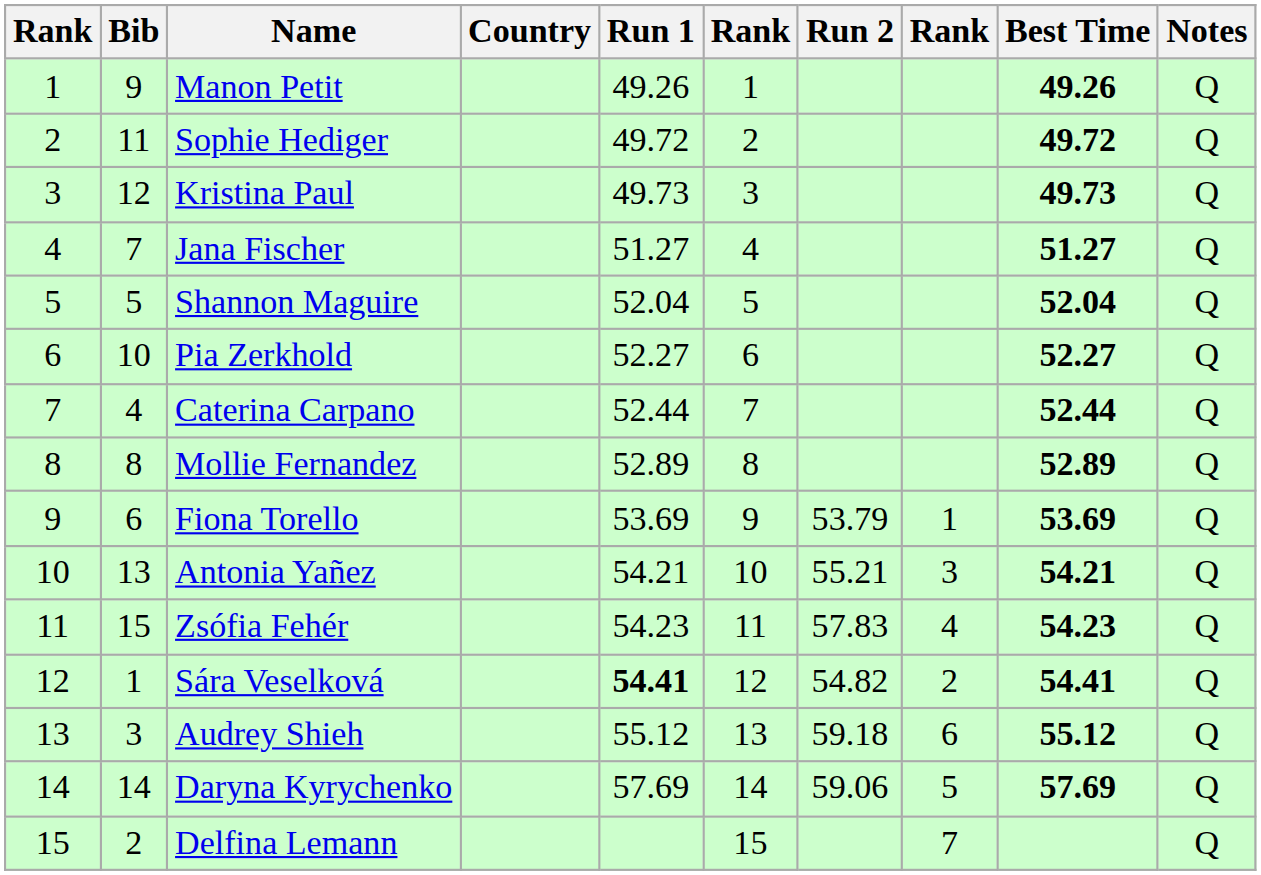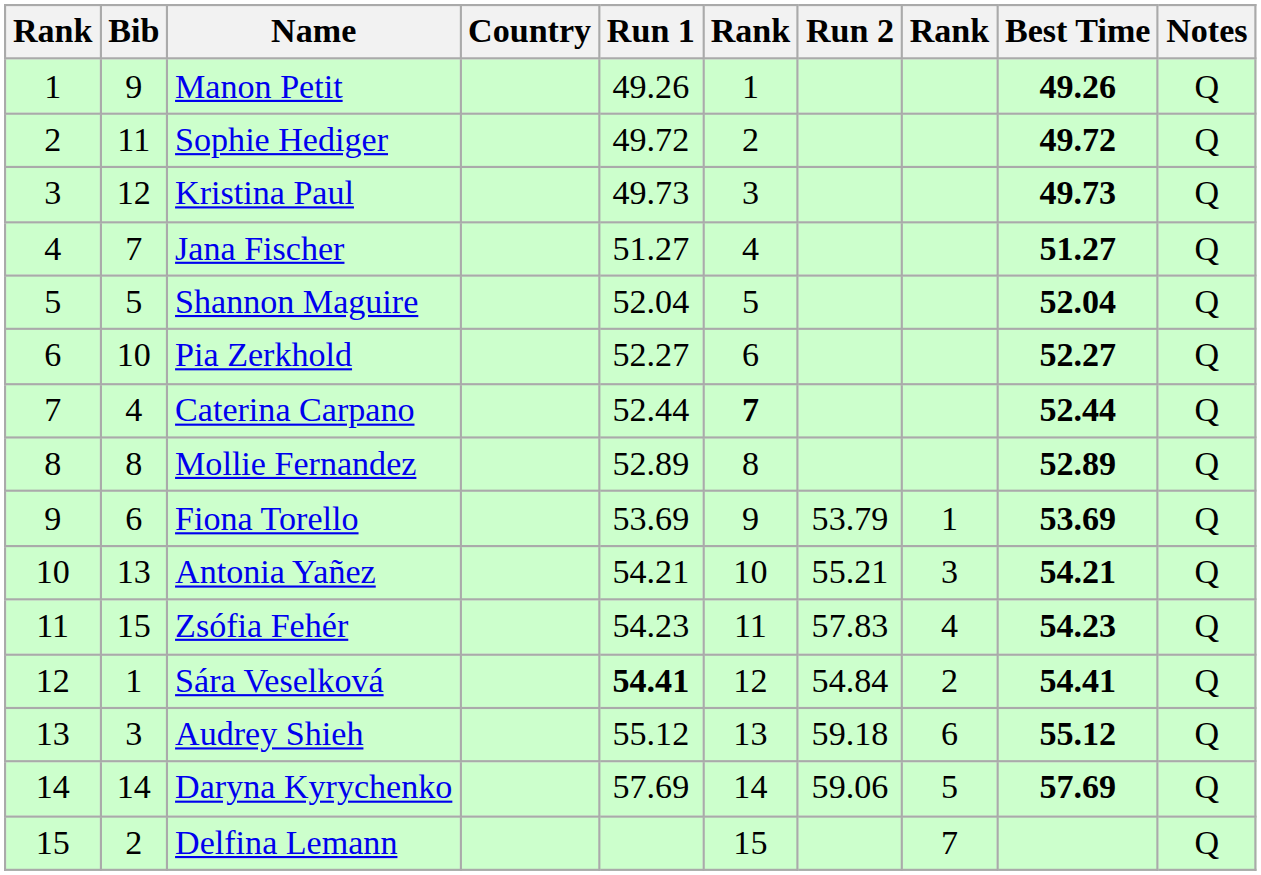(750, 409) normal -> (750, 409) bold
(850, 680) 54.82 -> (850, 680) 54.84
